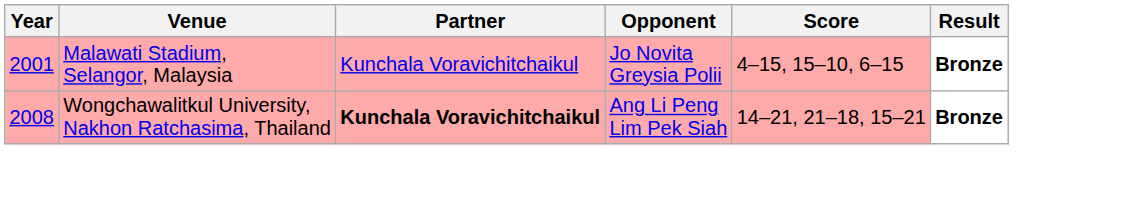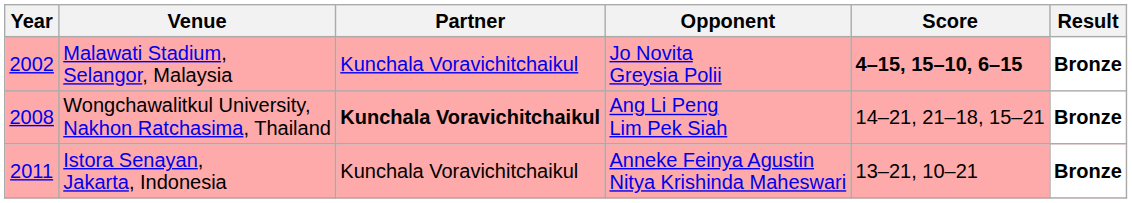(32, 64) 2001 -> (32, 64) 2002
(820, 64) normal -> (939, 64) bold
+ row: (145, 171)
